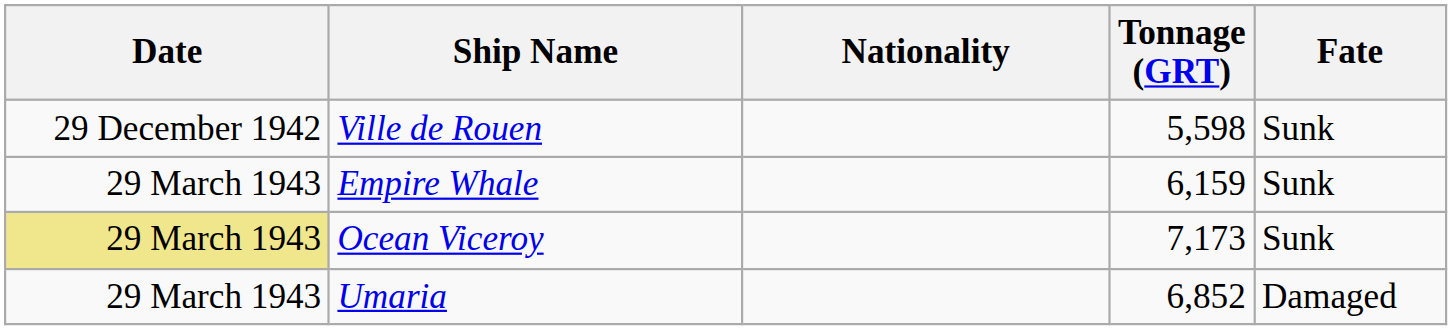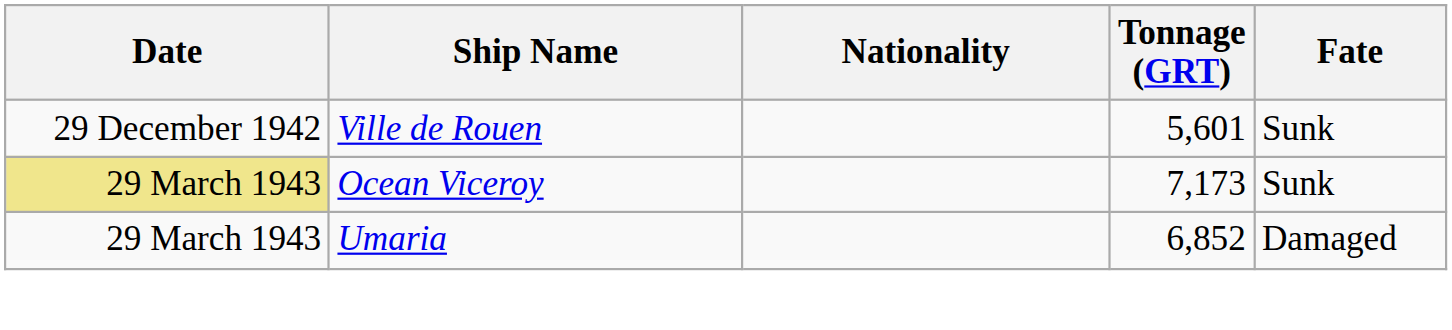(1206, 127) 5,598 -> (1206, 127) 5,601
- row: (438, 183)
